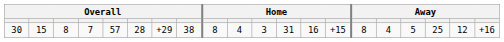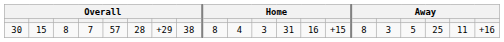(388, 30) 4 -> (388, 30) 3
(462, 30) 12 -> (462, 30) 11
